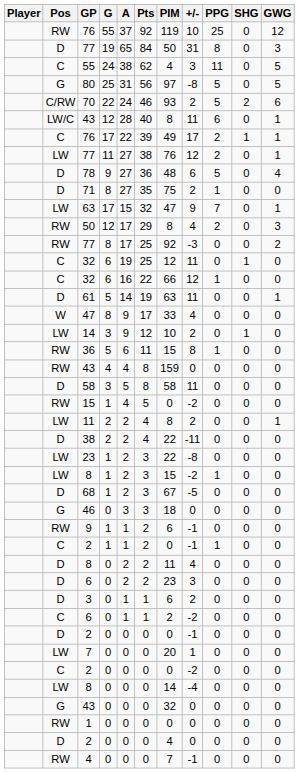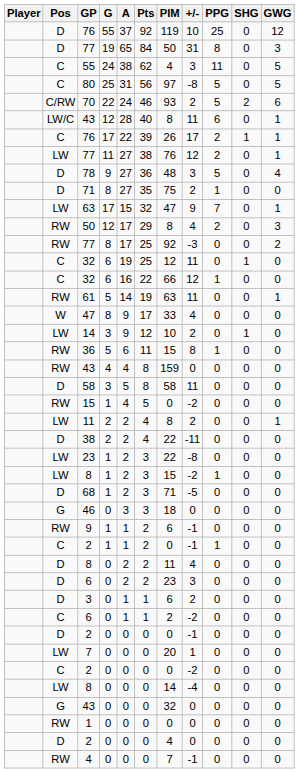(61, 31) RW -> (61, 31) D
(61, 84) G -> (61, 84) C
(170, 137) 49 -> (170, 137) 26
(192, 173) 6 -> (192, 173) 3
(61, 297) D -> (61, 297) RW
(170, 492) 67 -> (170, 492) 71
